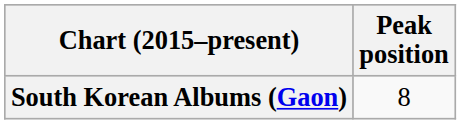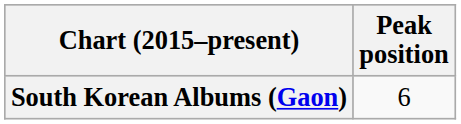(404, 97) 8 -> (404, 97) 6
